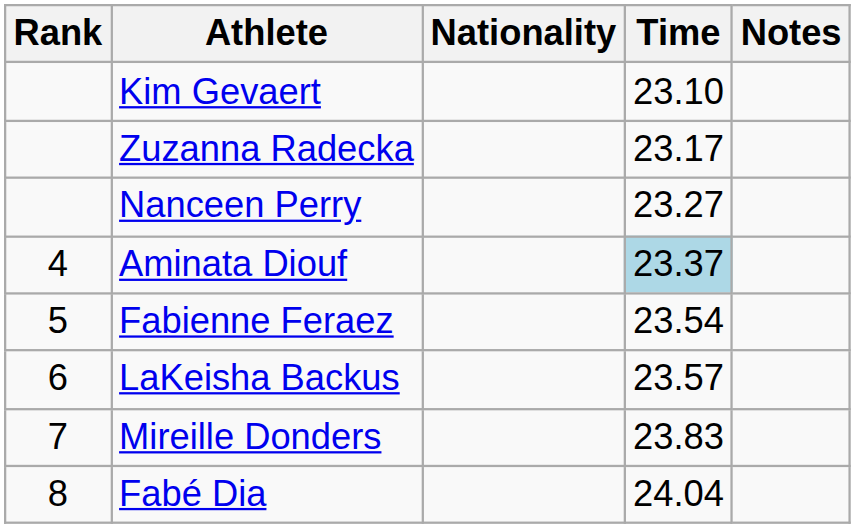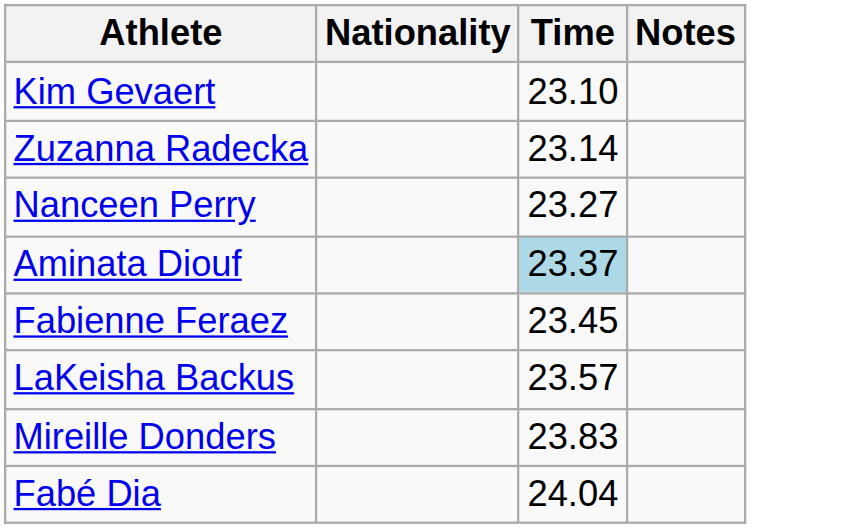- column: (58, 33)
(678, 148) 23.17 -> (573, 148) 23.14
(678, 321) 23.54 -> (573, 321) 23.45
